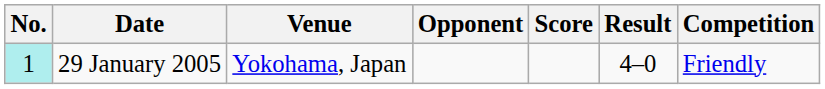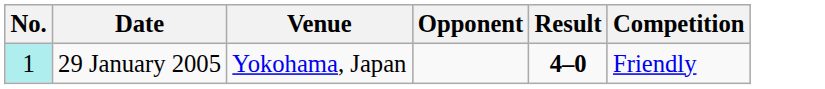- column: (564, 24)
(638, 63) normal -> (568, 63) bold
